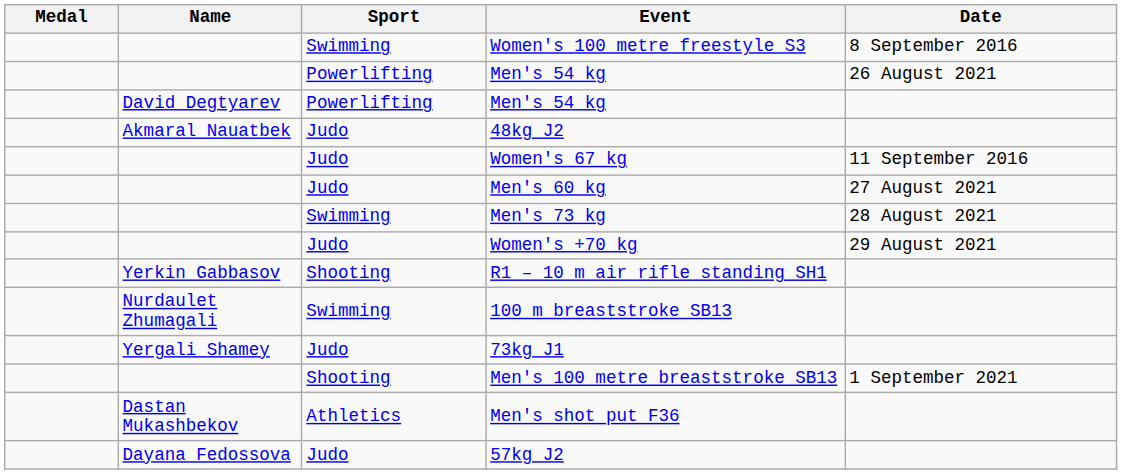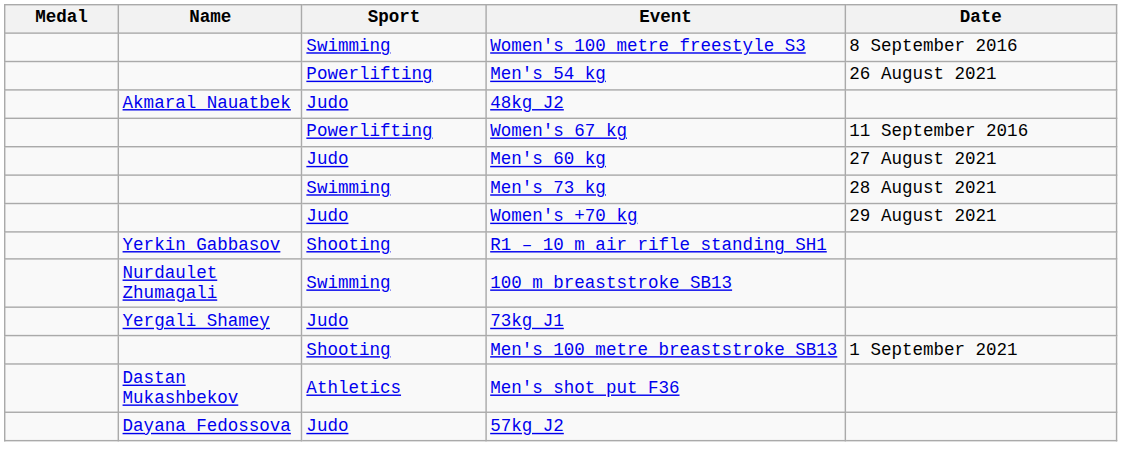- row: (201, 104)
(327, 161) Judo -> (369, 132) Powerlifting
